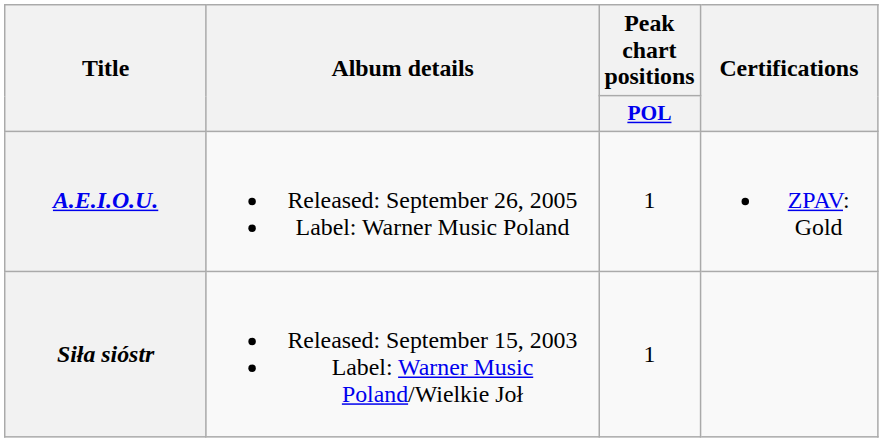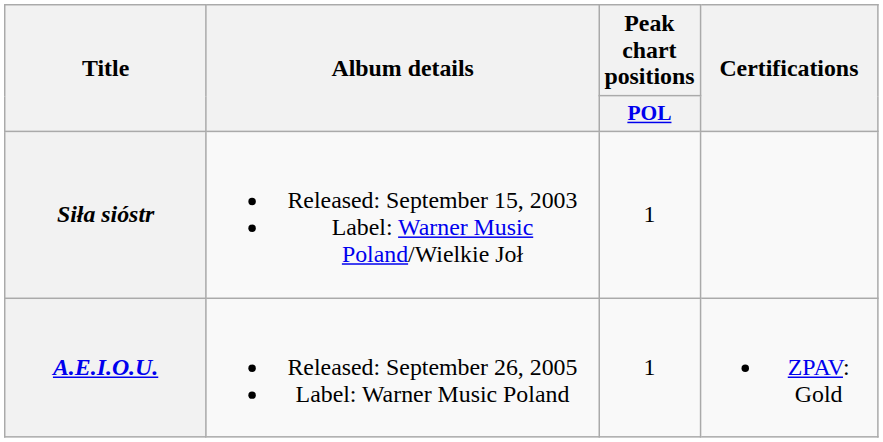rows swapped: (106, 353) <-> (106, 200)
